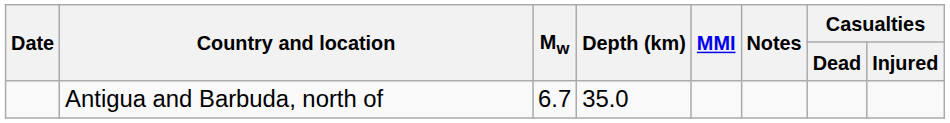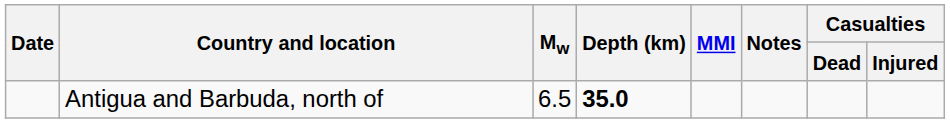(555, 99) 6.7 -> (555, 99) 6.5
(605, 99) normal -> (605, 99) bold
